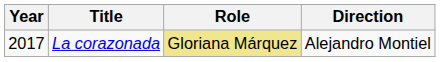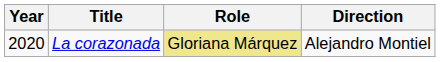(26, 43) 2017 -> (26, 43) 2020
